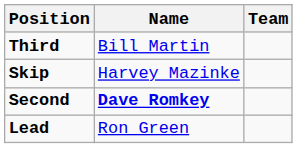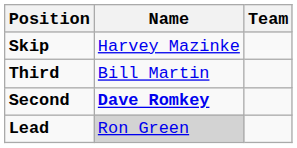rows swapped: (29, 74) <-> (34, 46)
(144, 129) no background -> (144, 129) lightgrey background
